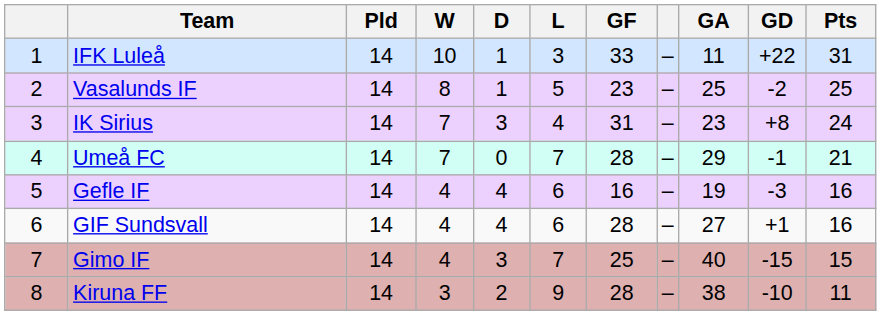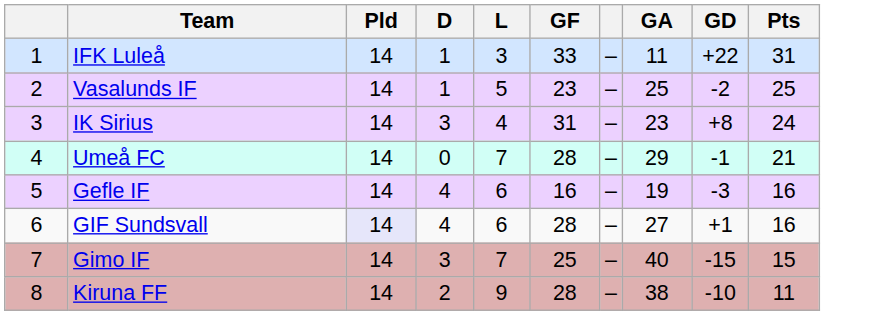- column: (445, 21)
(381, 225) no background -> (381, 225) lavender background
